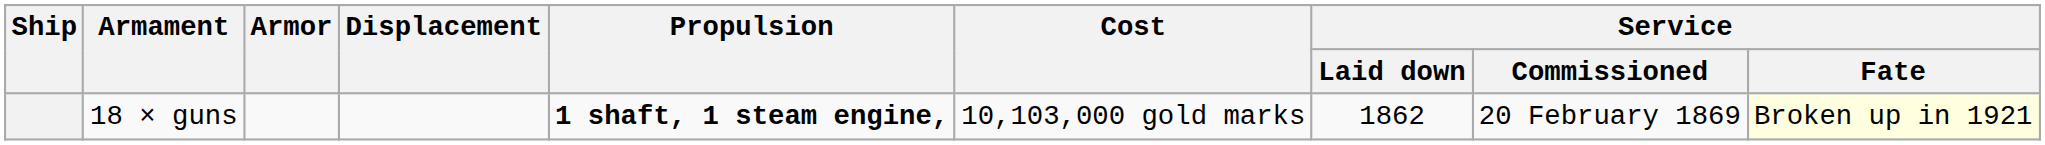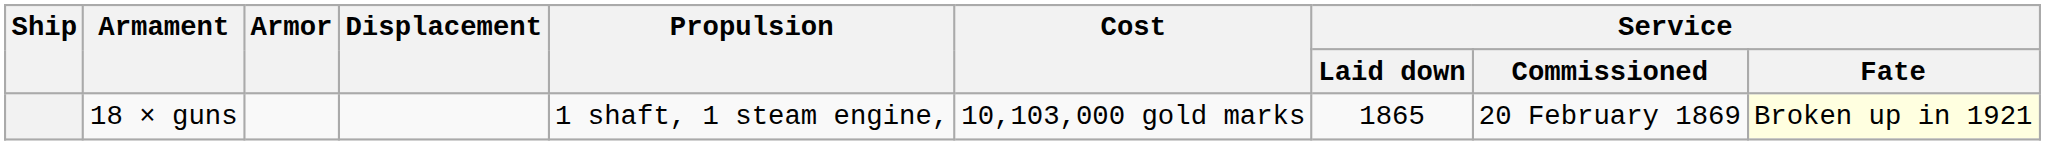(752, 116) bold -> (752, 116) normal
(1392, 116) 1862 -> (1392, 116) 1865
